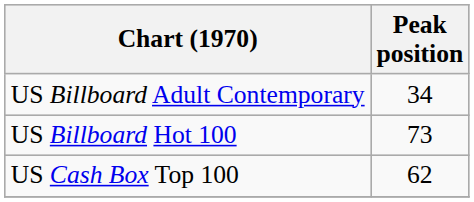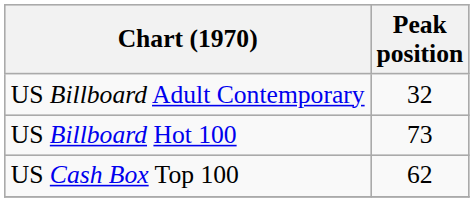(420, 94) 34 -> (420, 94) 32
